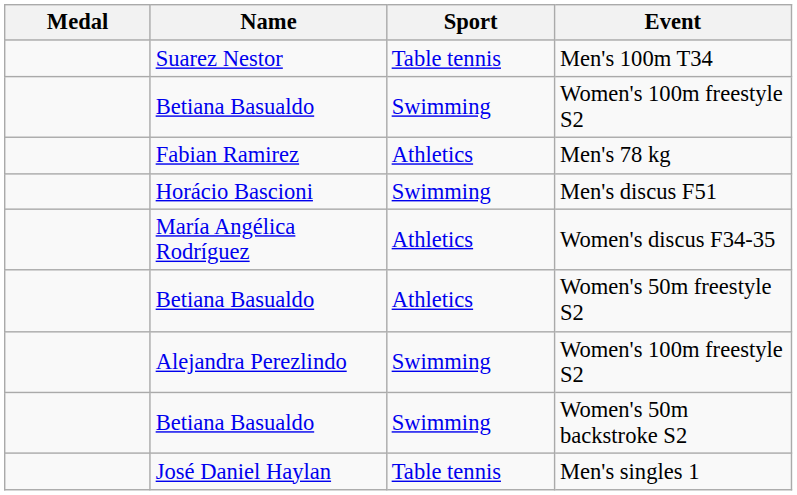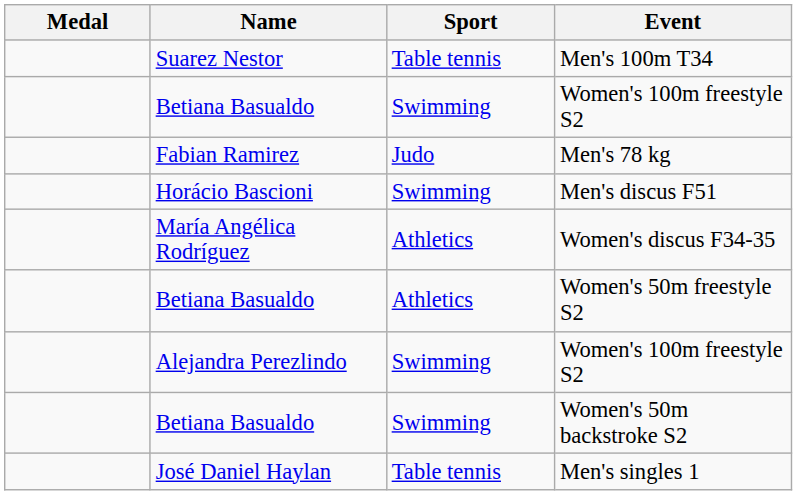(432, 155) Athletics -> (413, 155) Judo
